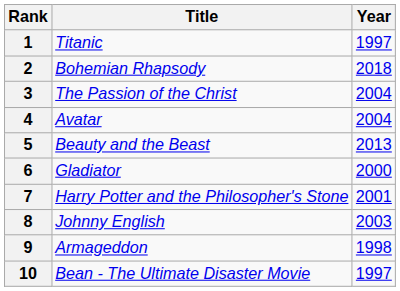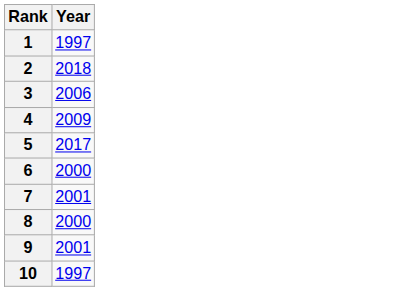- column: (202, 17)
(374, 94) 2004 -> (73, 94) 2006
(374, 119) 2004 -> (73, 119) 2009
(374, 145) 2013 -> (73, 145) 2017
(374, 222) 2003 -> (73, 222) 2000
(374, 247) 1998 -> (73, 247) 2001
